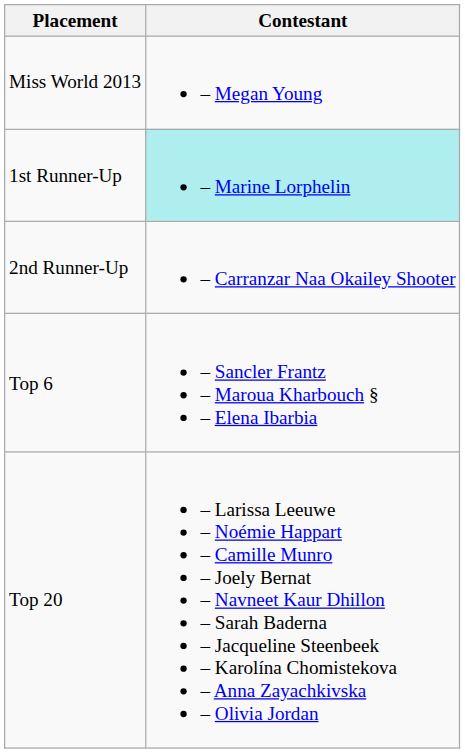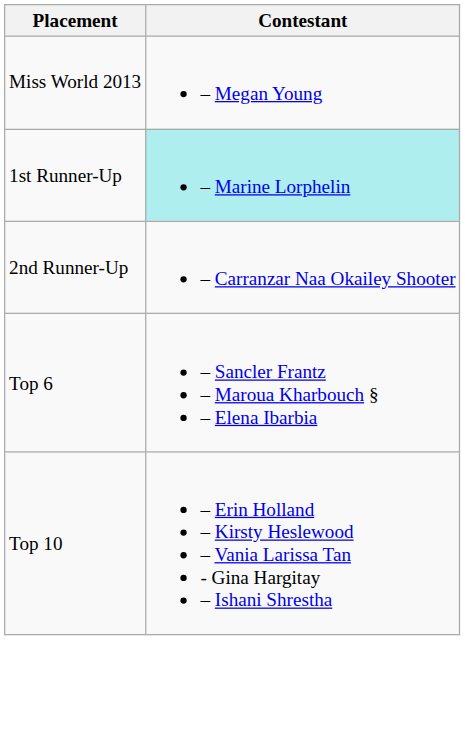+ row: (36, 543)
- row: (36, 600)
